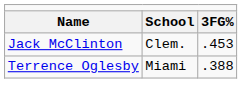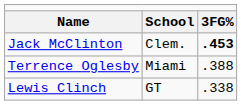(217, 44) normal -> (217, 44) bold
+ row: (57, 89)
